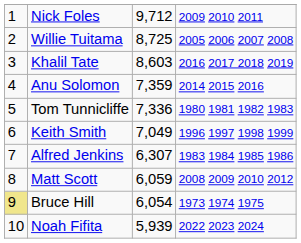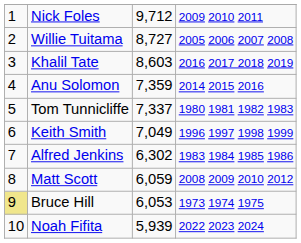(154, 39) 8,725 -> (154, 39) 8,727
(154, 109) 7,336 -> (154, 109) 7,337
(154, 156) 6,307 -> (154, 156) 6,302
(154, 202) 6,054 -> (154, 202) 6,053
